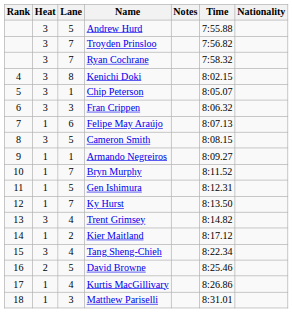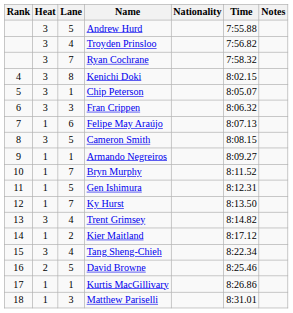columns swapped: (261, 12) <-> (185, 12)
(71, 44) 7 -> (71, 44) 4
(71, 284) 4 -> (71, 284) 1
